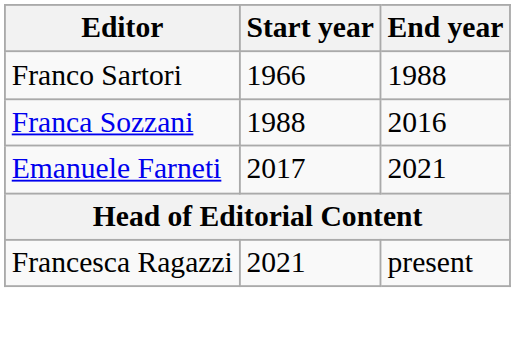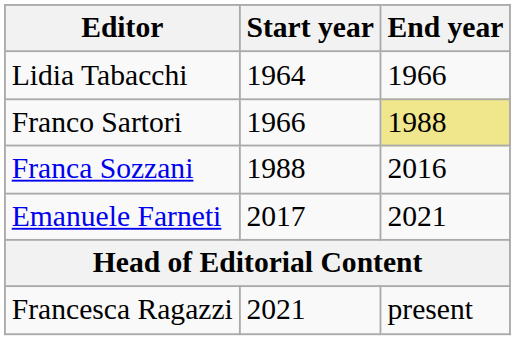+ row: (100, 74)
(417, 74) no background -> (417, 121) khaki background
